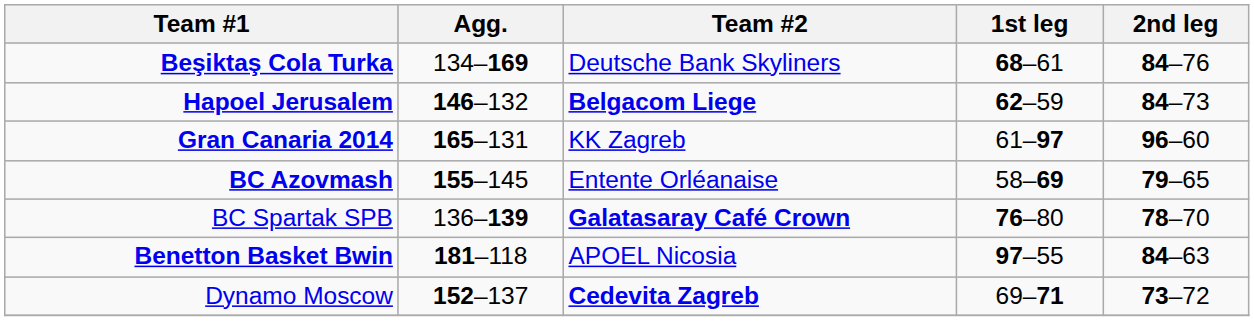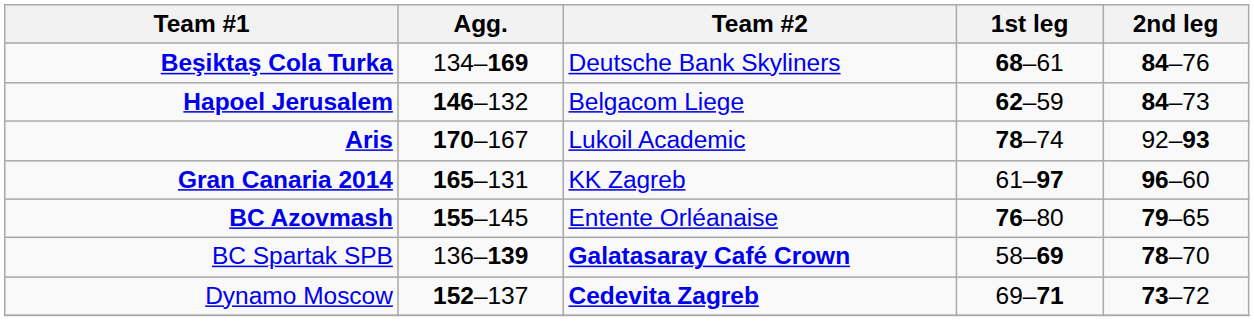(662, 101) bold -> (656, 101) normal
+ row: (369, 140)
(1030, 179) 58–69 -> (1030, 218) 76–80
(1030, 218) 76–80 -> (1030, 256) 58–69
- row: (264, 256)
